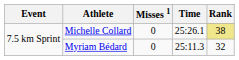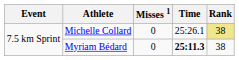(190, 47) normal -> (190, 47) bold
(220, 47) 32 -> (220, 47) 38
